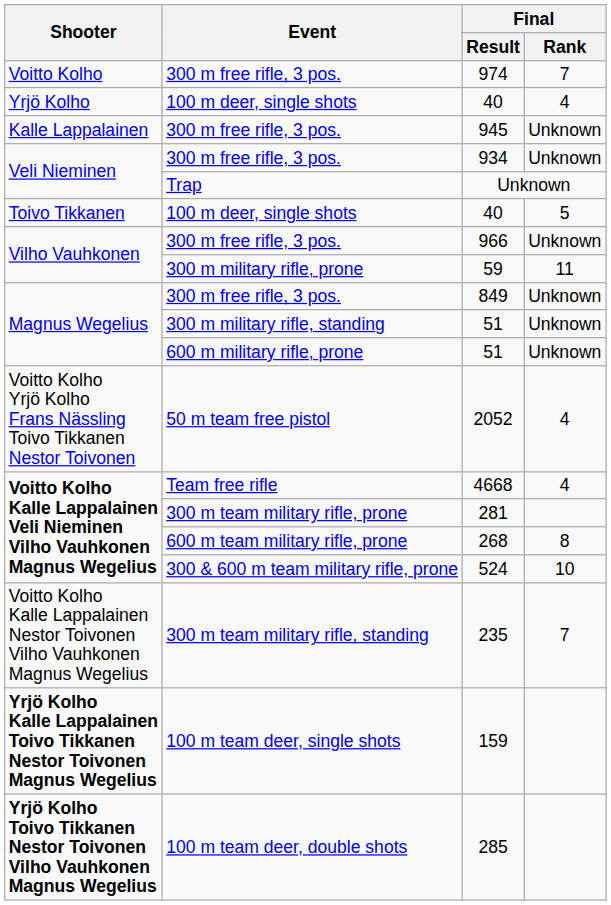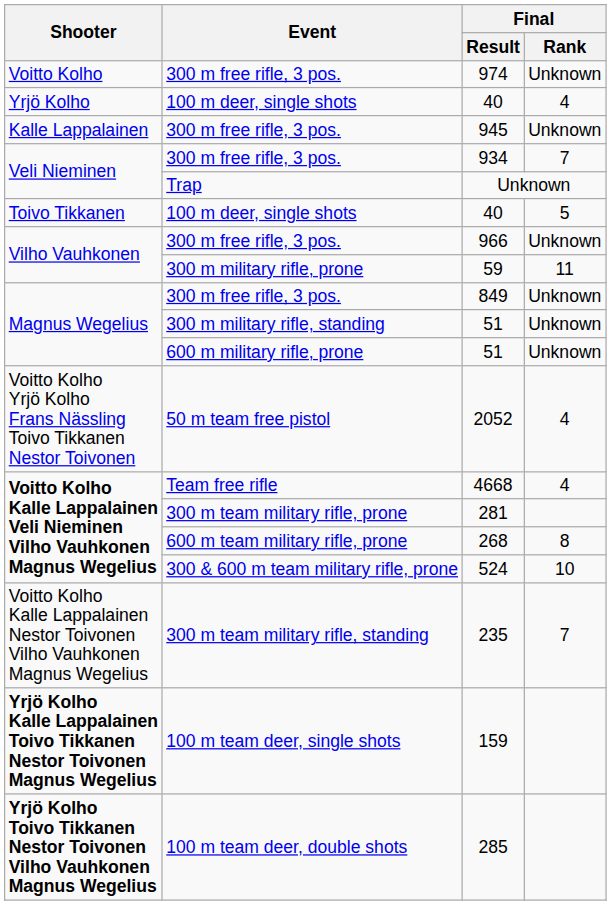(565, 74) 7 -> (565, 74) Unknown
(565, 158) Unknown -> (565, 158) 7
